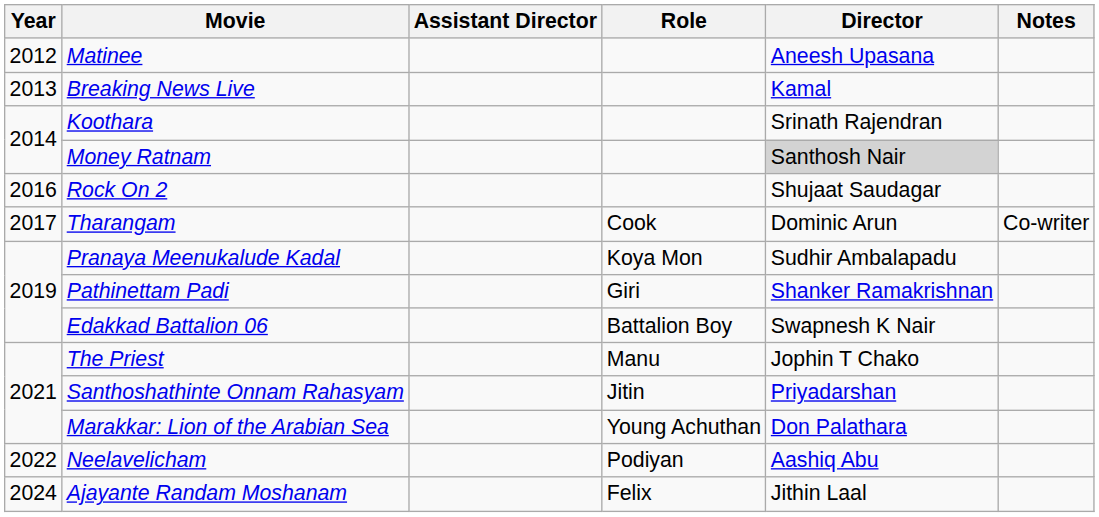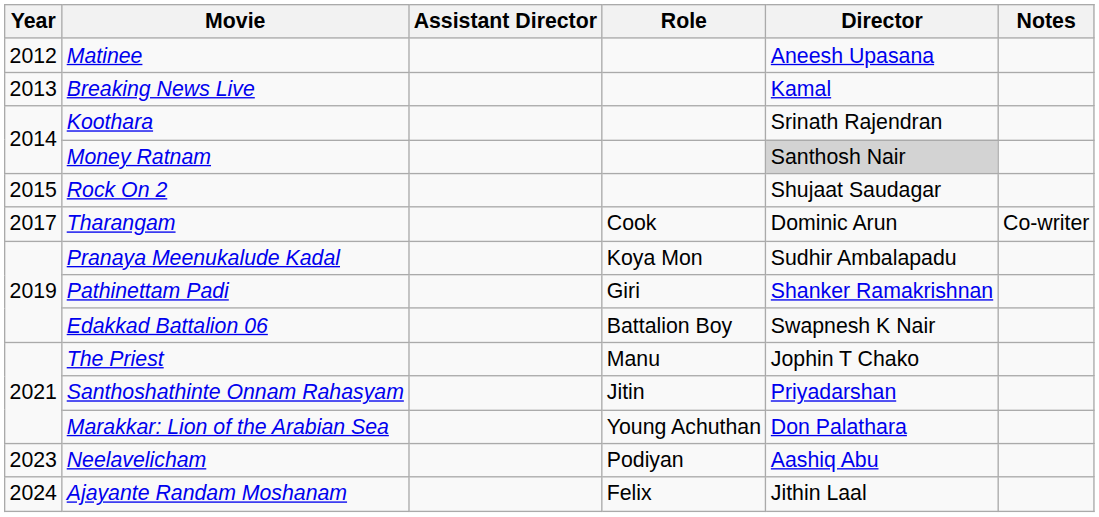(33, 190) 2016 -> (33, 190) 2015
(33, 460) 2022 -> (33, 460) 2023
